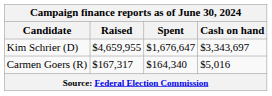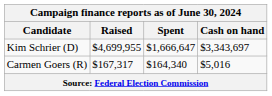(117, 47) $4,659,955 -> (117, 47) $4,699,955
(171, 47) $1,676,647 -> (171, 47) $1,666,647
